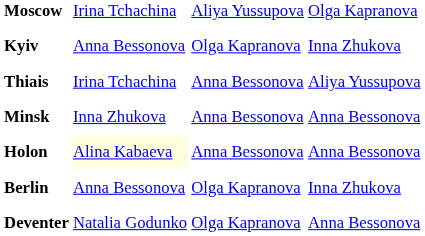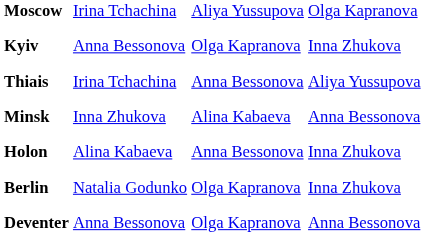(247, 116) Anna Bessonova -> (241, 116) Alina Kabaeva
(123, 152) lightyellow background -> (123, 152) no background
(364, 152) Anna Bessonova -> (354, 152) Inna Zhukova
(129, 187) Anna Bessonova -> (130, 187) Natalia Godunko
(130, 222) Natalia Godunko -> (129, 222) Anna Bessonova
